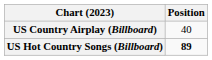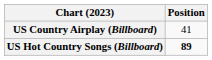(186, 30) 40 -> (186, 30) 41
